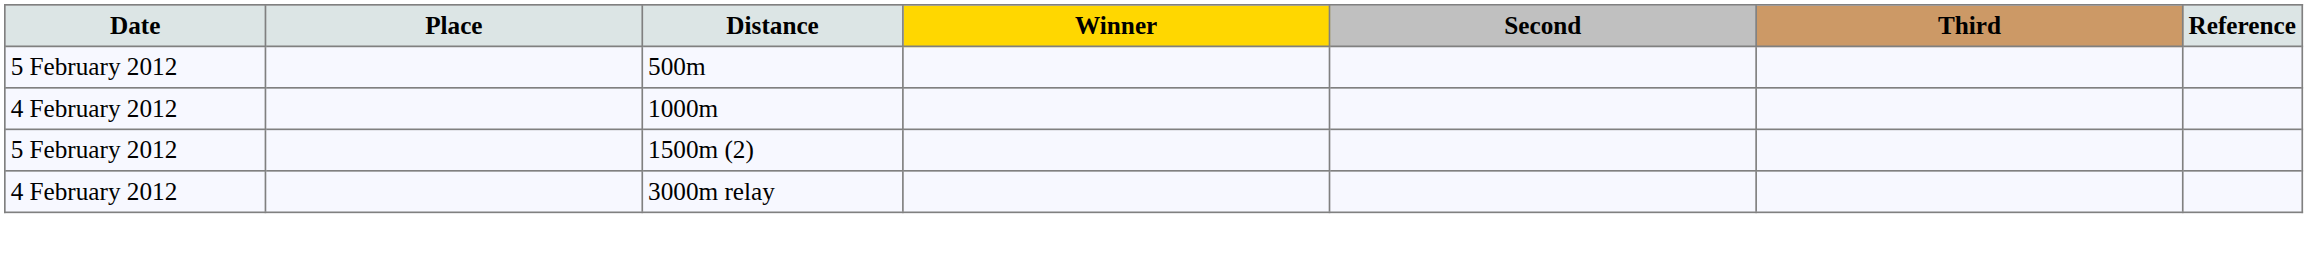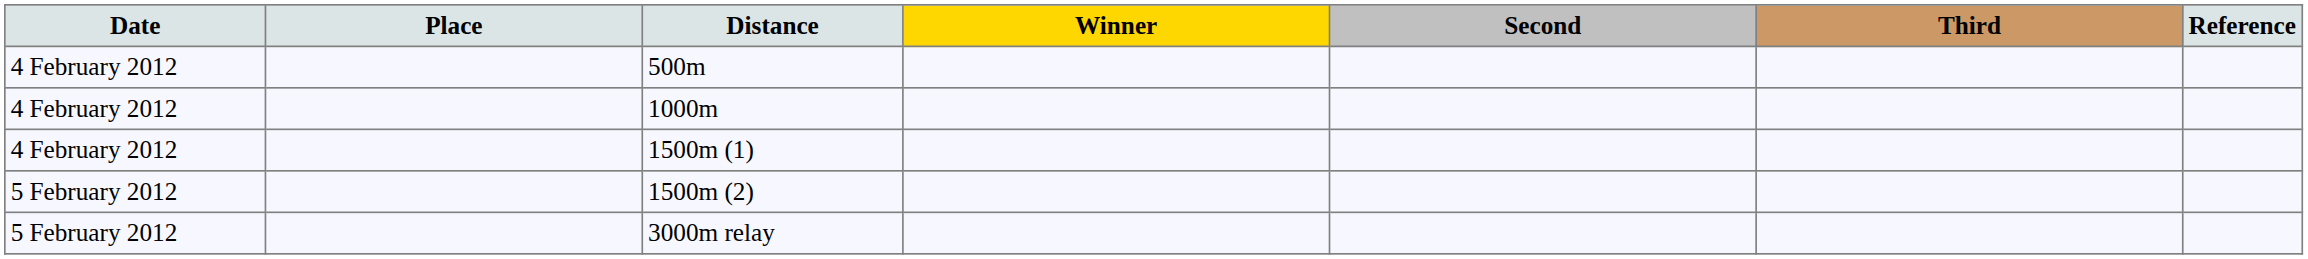(94, 66) 5 February 2012 -> (94, 66) 4 February 2012
+ row: (701, 149)
(94, 191) 4 February 2012 -> (94, 232) 5 February 2012
